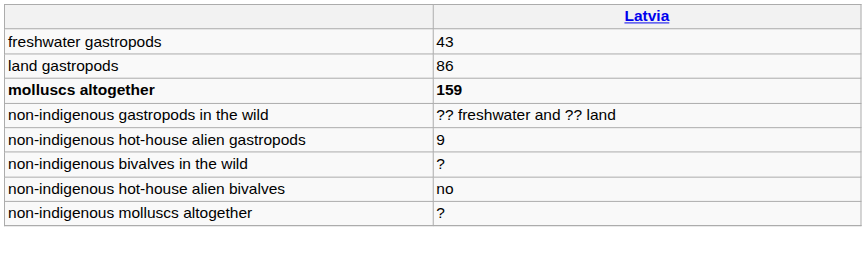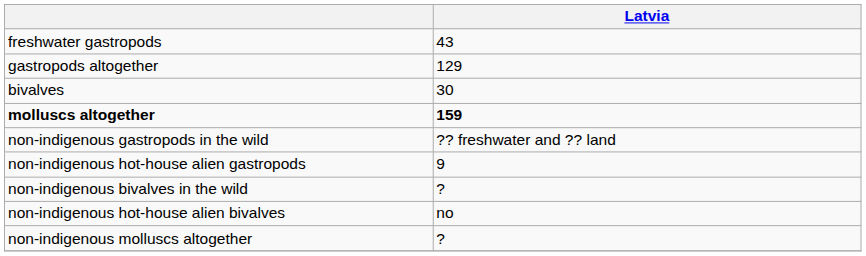- row: (63, 66)
+ row: (83, 66)
+ row: (36, 90)
